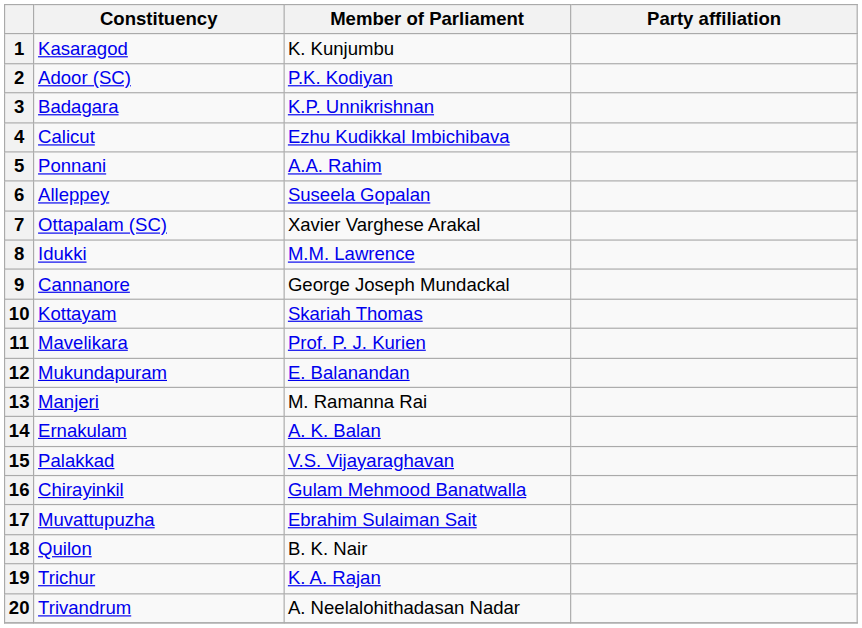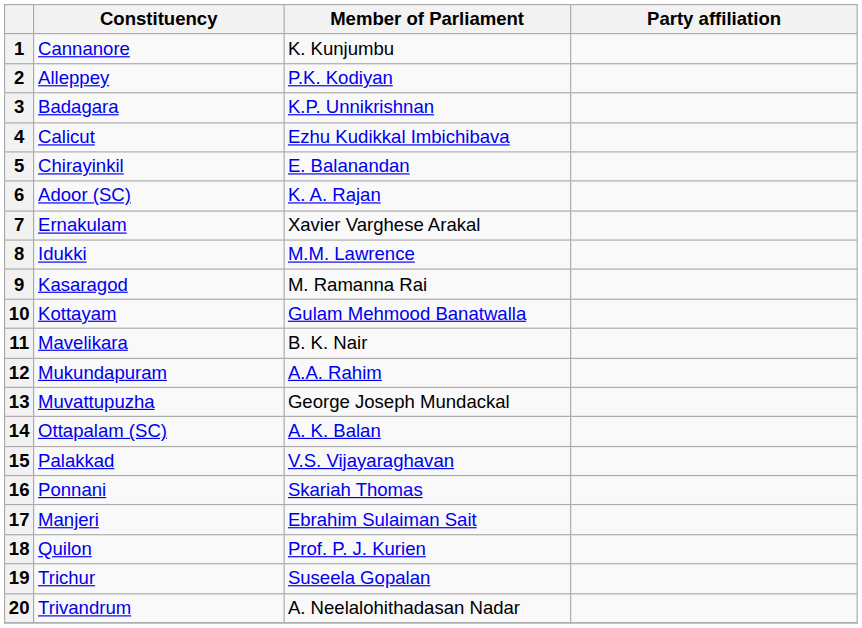(83, 48) Kasaragod -> (84, 48) Cannanore
(84, 78) Adoor (SC) -> (74, 78) Alleppey
(72, 166) Ponnani -> (81, 166) Chirayinkil
(335, 166) A.A. Rahim -> (349, 166) E. Balanandan
(74, 195) Alleppey -> (84, 195) Adoor (SC)
(359, 195) Suseela Gopalan -> (334, 195) K. A. Rajan
(103, 225) Ottapalam (SC) -> (82, 225) Ernakulam
(84, 284) Cannanore -> (83, 284) Kasaragod
(399, 284) George Joseph Mundackal -> (358, 284) M. Ramanna Rai
(355, 313) Skariah Thomas -> (407, 313) Gulam Mehmood Banatwalla
(357, 343) Prof. P. J. Kurien -> (328, 343) B. K. Nair
(349, 372) E. Balanandan -> (335, 372) A.A. Rahim
(68, 401) Manjeri -> (96, 401) Muvattupuzha
(358, 401) M. Ramanna Rai -> (399, 401) George Joseph Mundackal
(82, 431) Ernakulam -> (103, 431) Ottapalam (SC)
(81, 490) Chirayinkil -> (72, 490) Ponnani
(407, 490) Gulam Mehmood Banatwalla -> (355, 490) Skariah Thomas
(96, 519) Muvattupuzha -> (68, 519) Manjeri
(328, 549) B. K. Nair -> (357, 549) Prof. P. J. Kurien
(334, 578) K. A. Rajan -> (359, 578) Suseela Gopalan
